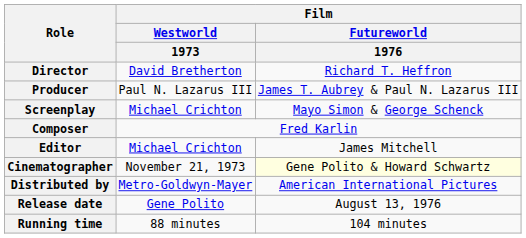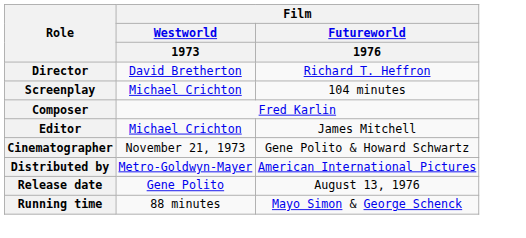- row: (60, 90)
(388, 109) Mayo Simon & George Schenck -> (367, 90) 104 minutes
(388, 167) lightyellow background -> (367, 147) no background
(388, 224) 104 minutes -> (367, 205) Mayo Simon & George Schenck
